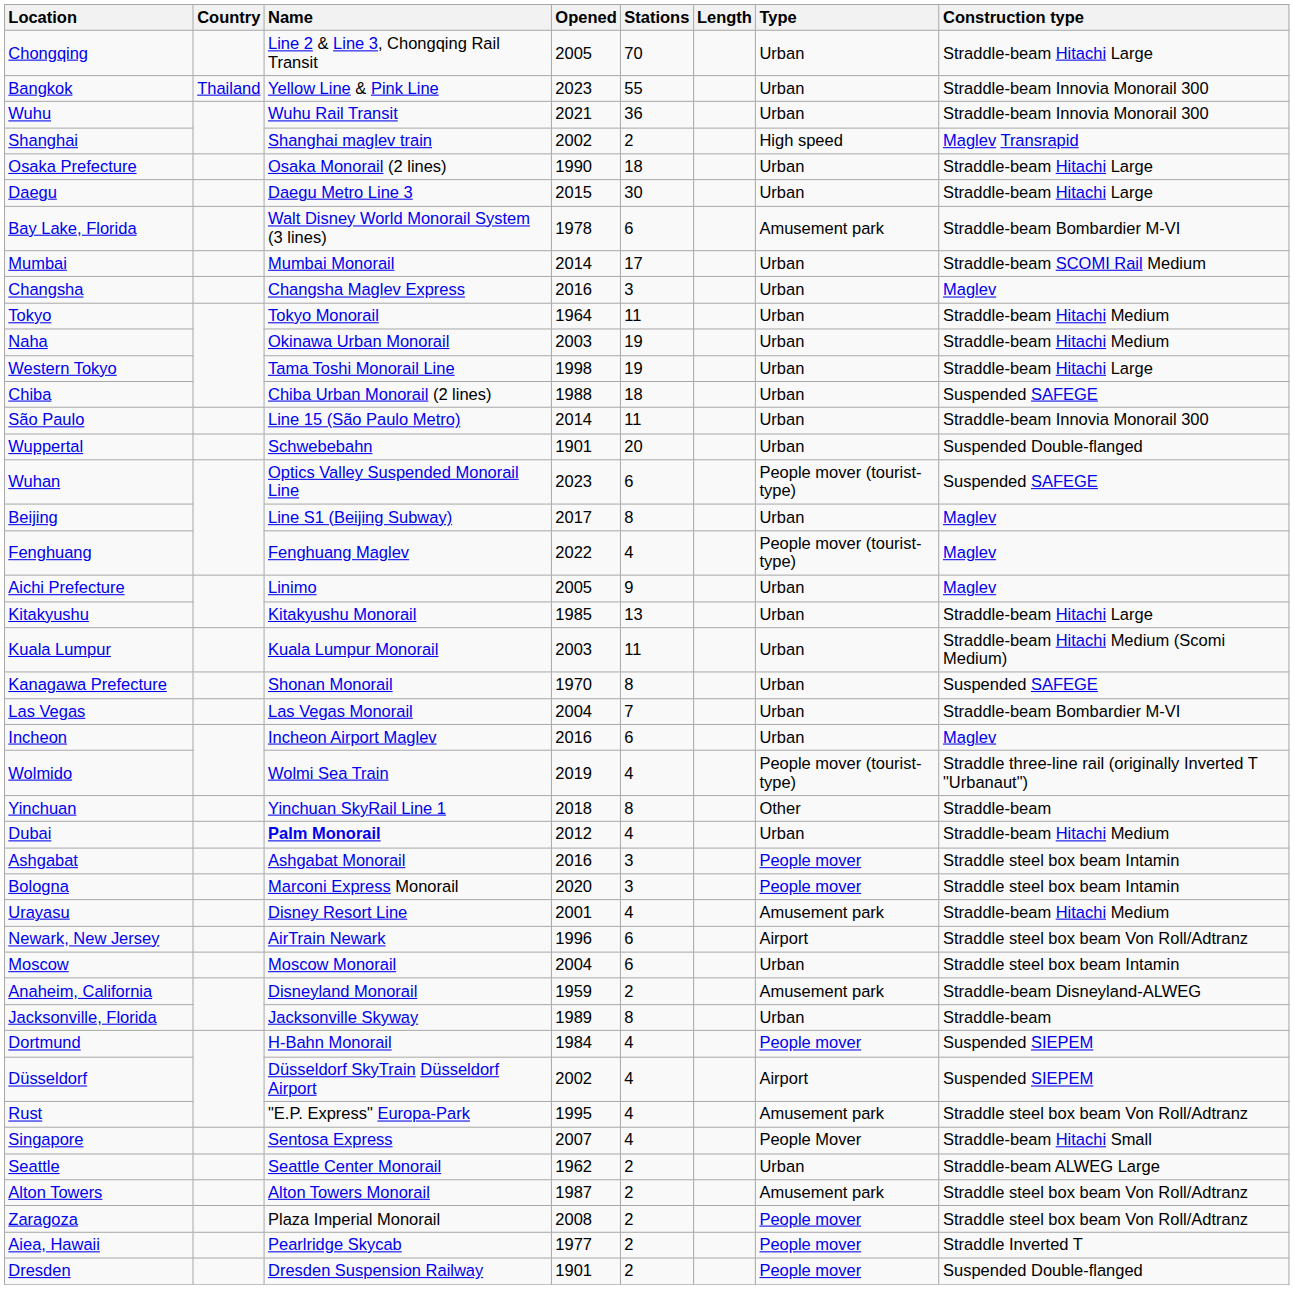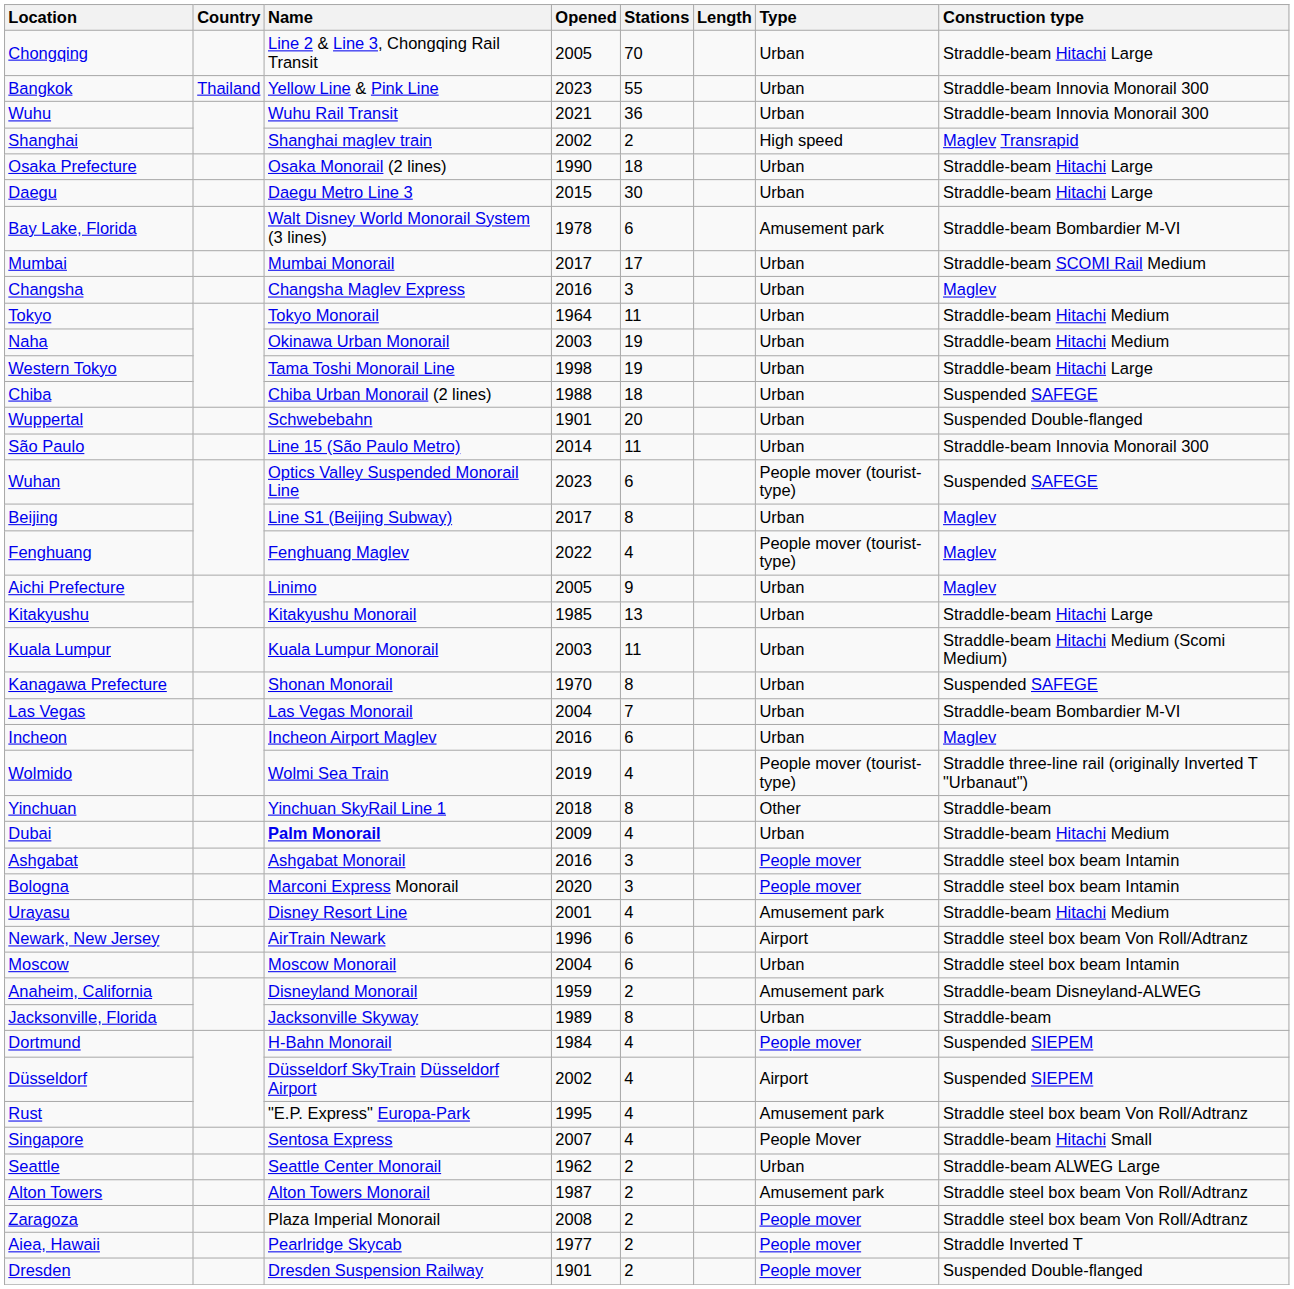(574, 263) 2014 -> (574, 263) 2017
rows swapped: (46, 420) <-> (46, 446)
(574, 834) 2012 -> (574, 834) 2009
